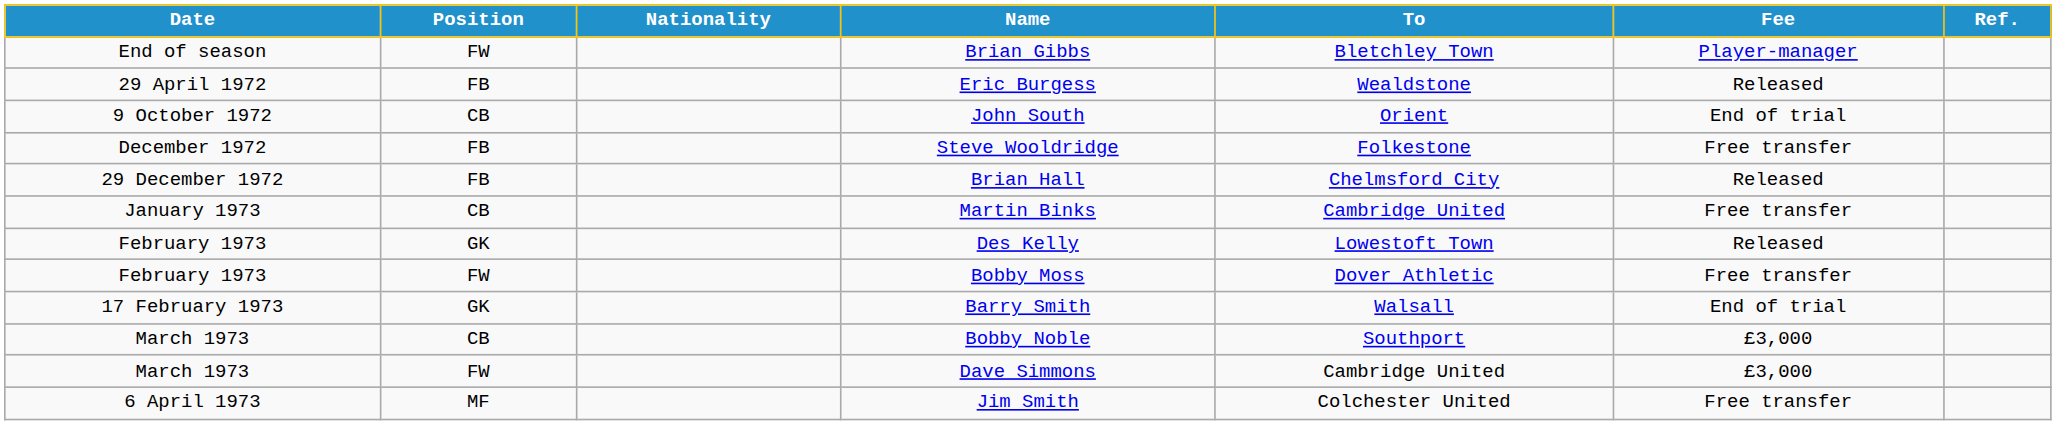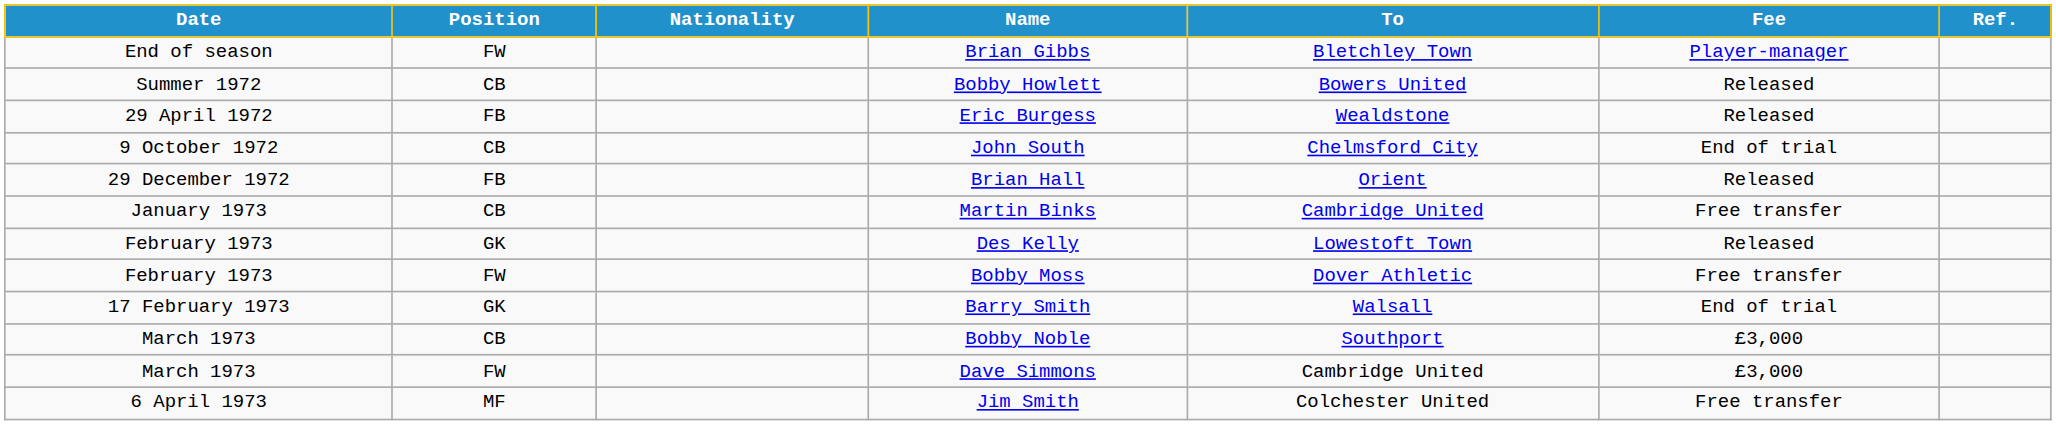+ row: (1028, 84)
(1414, 116) Orient -> (1393, 148) Chelmsford City
- row: (1028, 148)
(1414, 180) Chelmsford City -> (1393, 180) Orient
